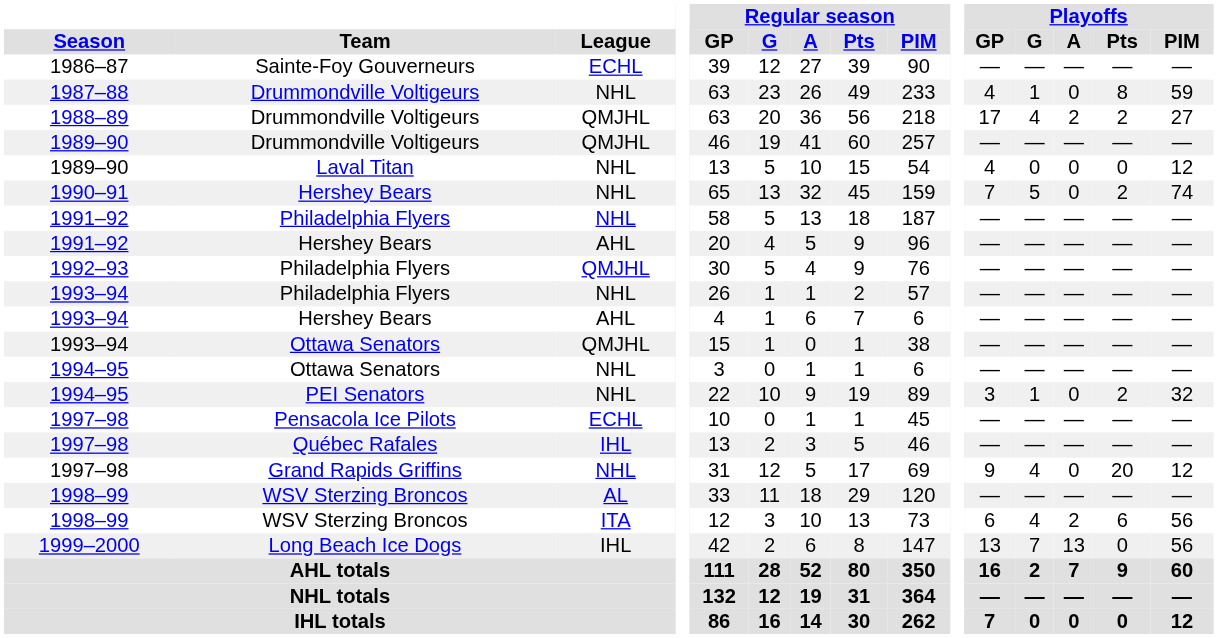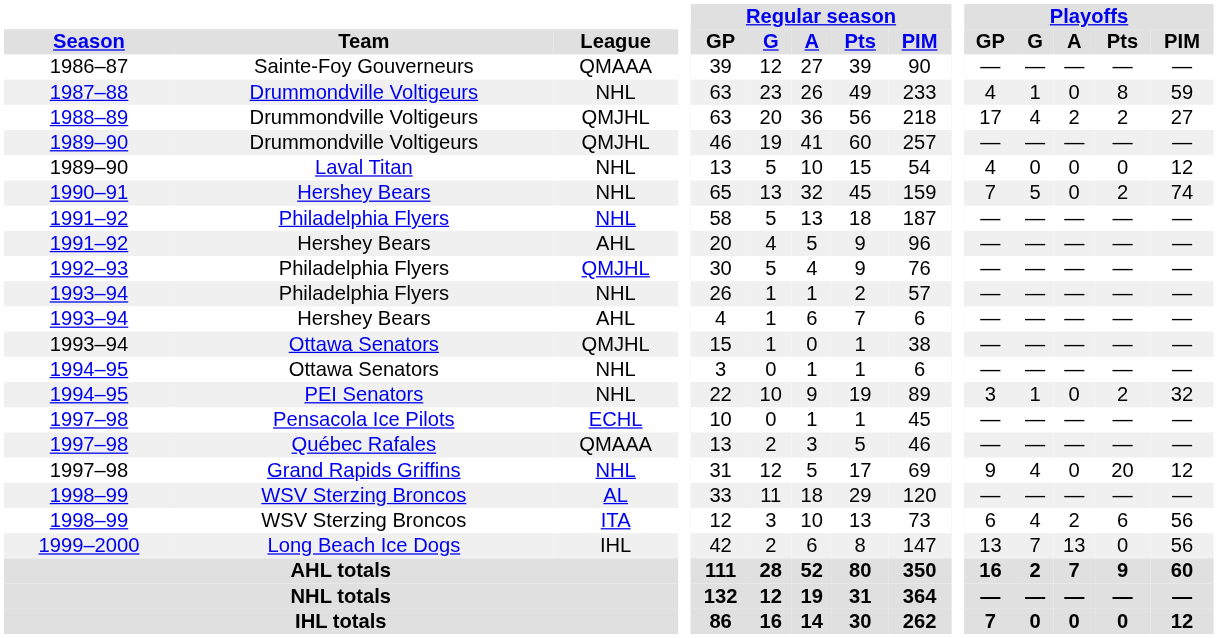(616, 66) ECHL -> (616, 66) QMAAA
(616, 444) IHL -> (616, 444) QMAAA
